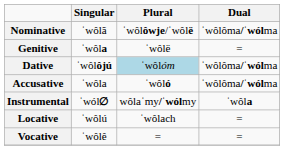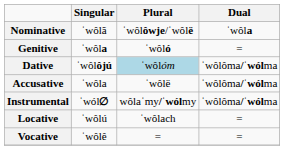(239, 30) ˈwôlôma/ˈwólma -> (239, 30) ˈwôla
(158, 48) ˈwôlë -> (158, 48) ˈwôló
(158, 83) ˈwôló -> (158, 83) ˈwôlë
(239, 101) ˈwôla -> (239, 101) ˈwôlôma/ˈwólma
